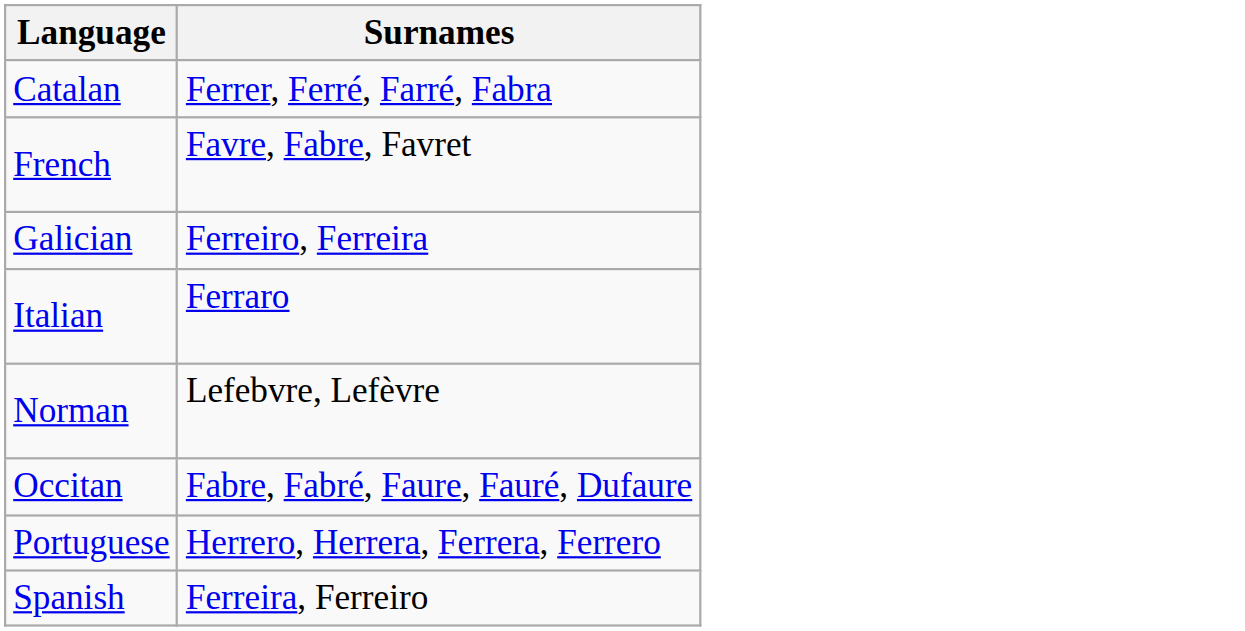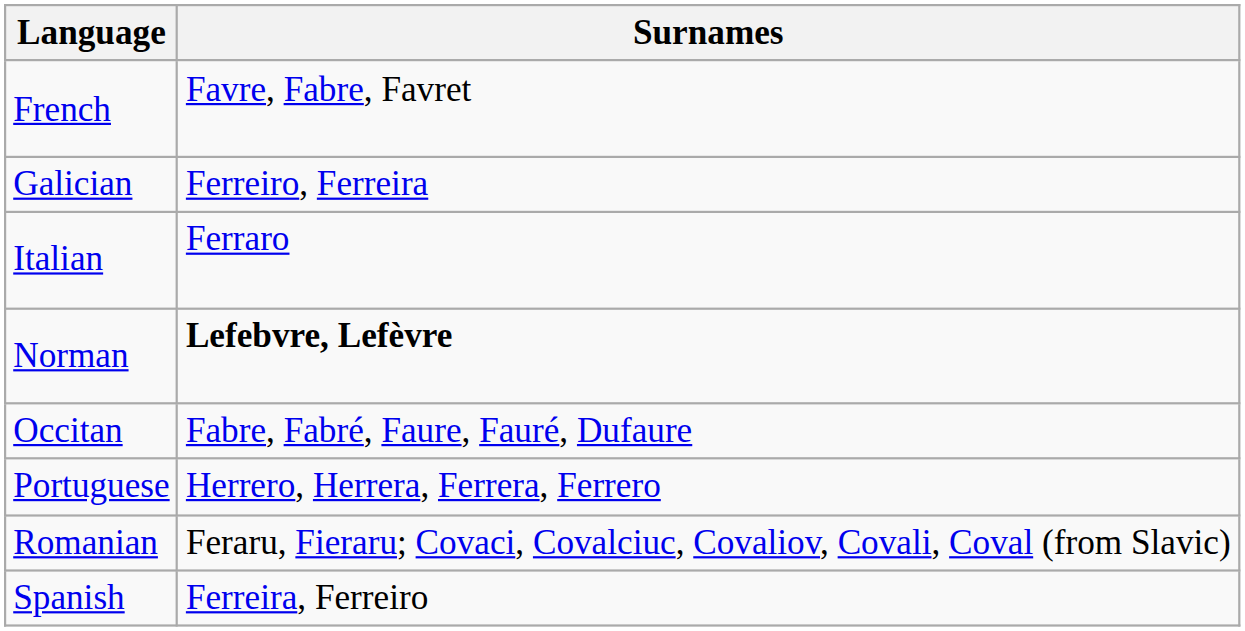- row: (67, 88)
(313, 390) normal -> (319, 334) bold
+ row: (86, 541)
